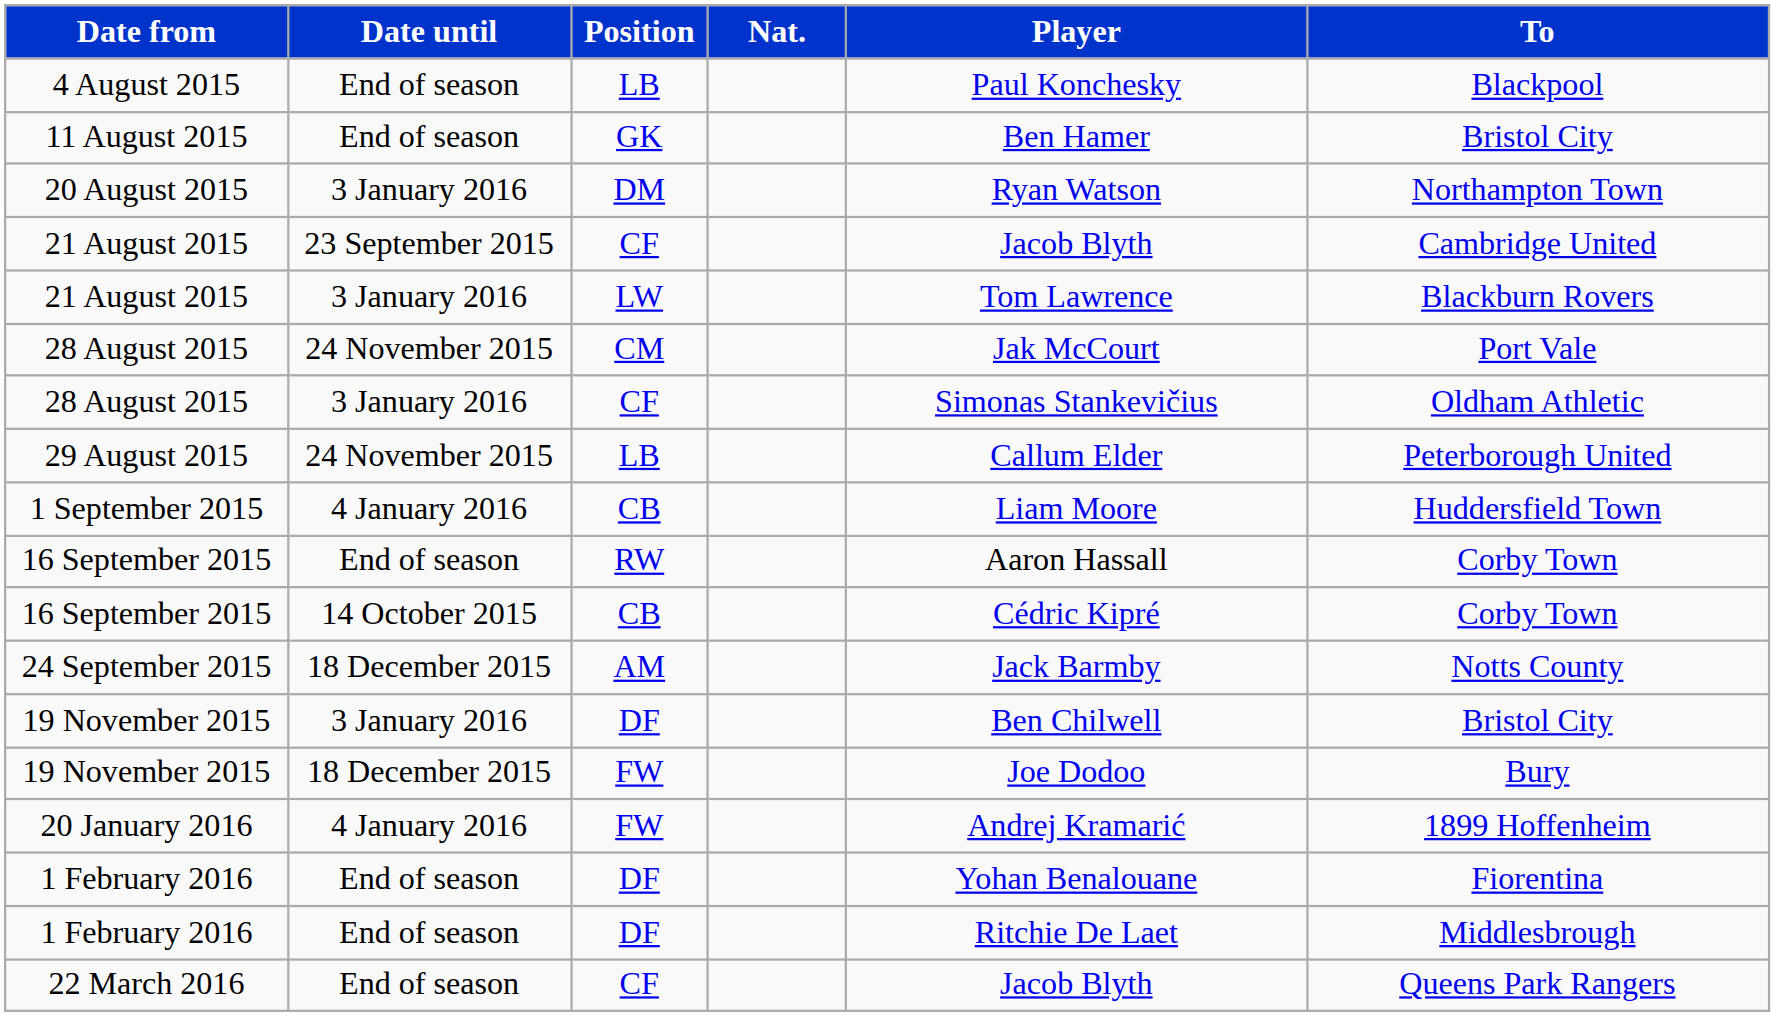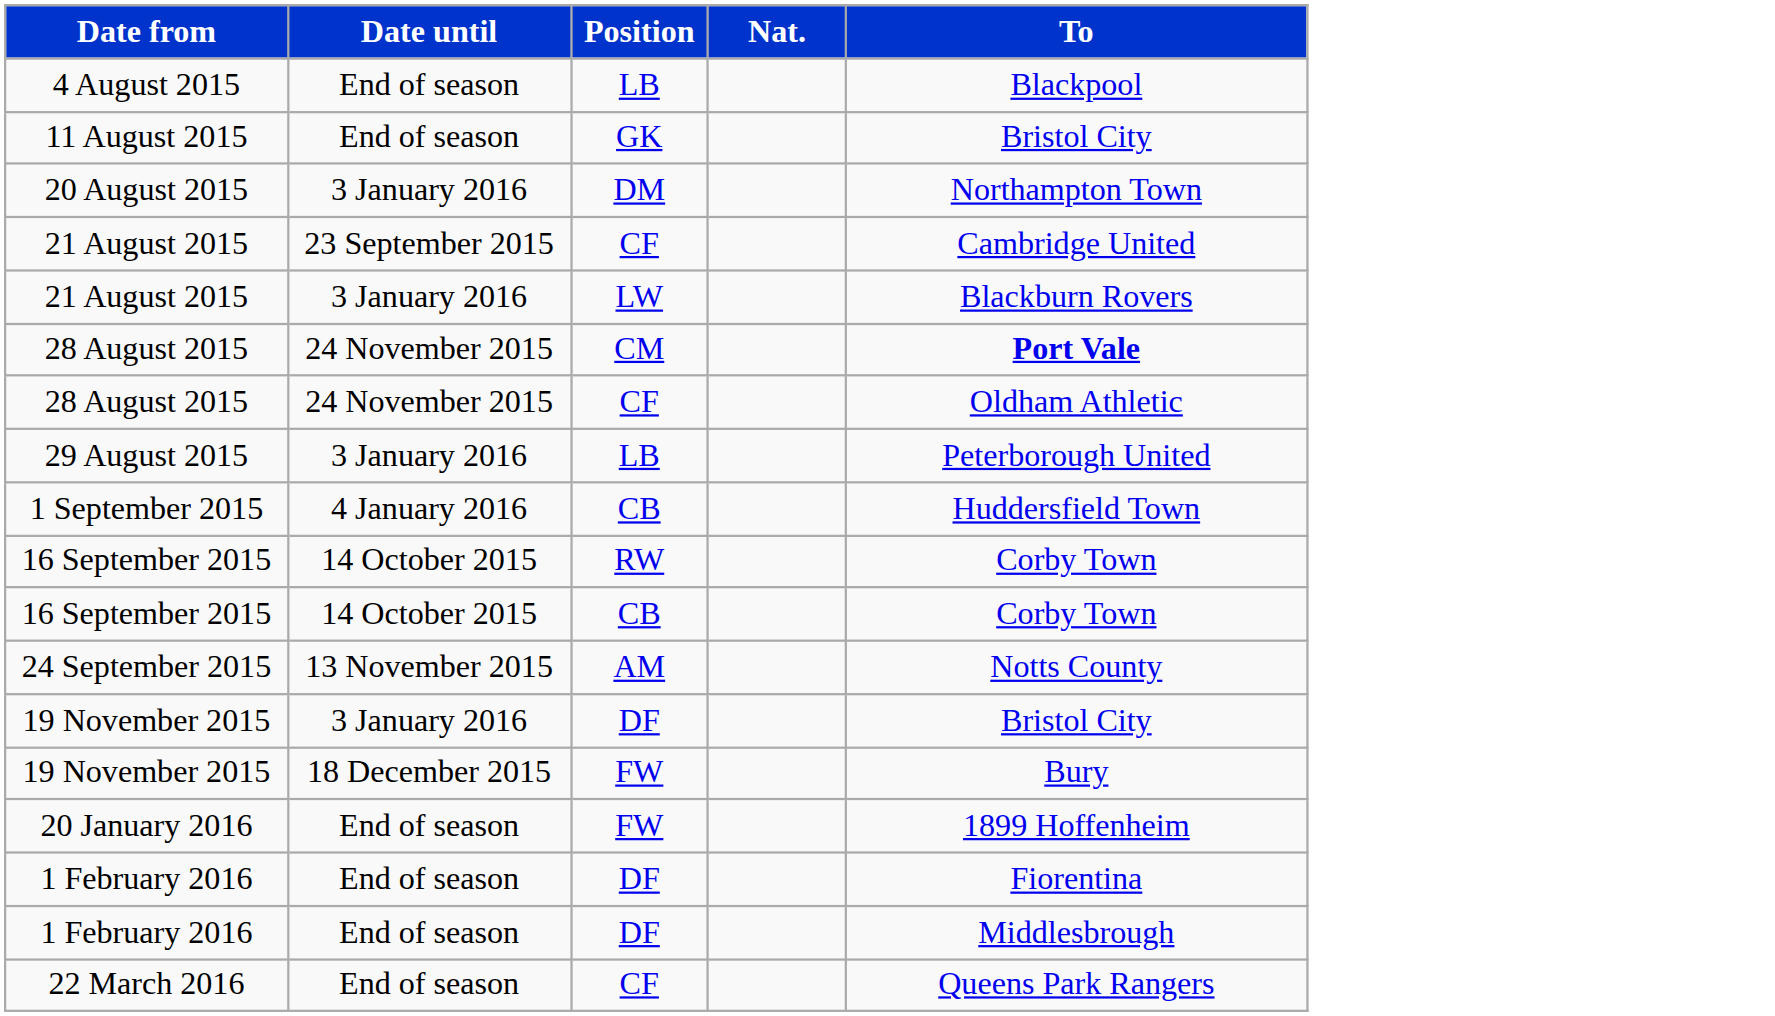- column: (1076, 31)
(1537, 349) normal -> (1076, 349) bold
(429, 402) 3 January 2016 -> (429, 402) 24 November 2015
(429, 455) 24 November 2015 -> (429, 455) 3 January 2016
(429, 560) End of season -> (429, 560) 14 October 2015
(429, 666) 18 December 2015 -> (429, 666) 13 November 2015
(429, 825) 4 January 2016 -> (429, 825) End of season
